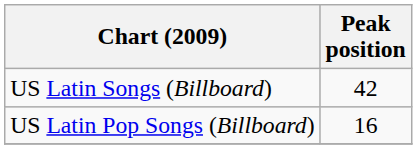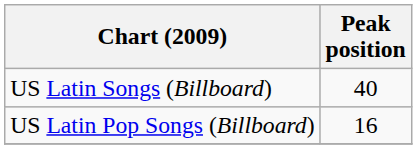(366, 87) 42 -> (366, 87) 40
